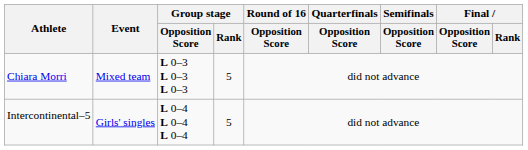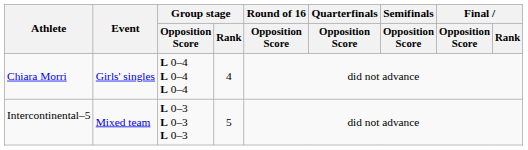(123, 76) Mixed team -> (125, 76) Girls' singles
(174, 76) L 0–3 L 0–3 L 0–3 -> (174, 76) L 0–4 L 0–4 L 0–4
(229, 76) 5 -> (229, 76) 4
(125, 122) Girls' singles -> (123, 122) Mixed team
(174, 122) L 0–4 L 0–4 L 0–4 -> (174, 122) L 0–3 L 0–3 L 0–3
